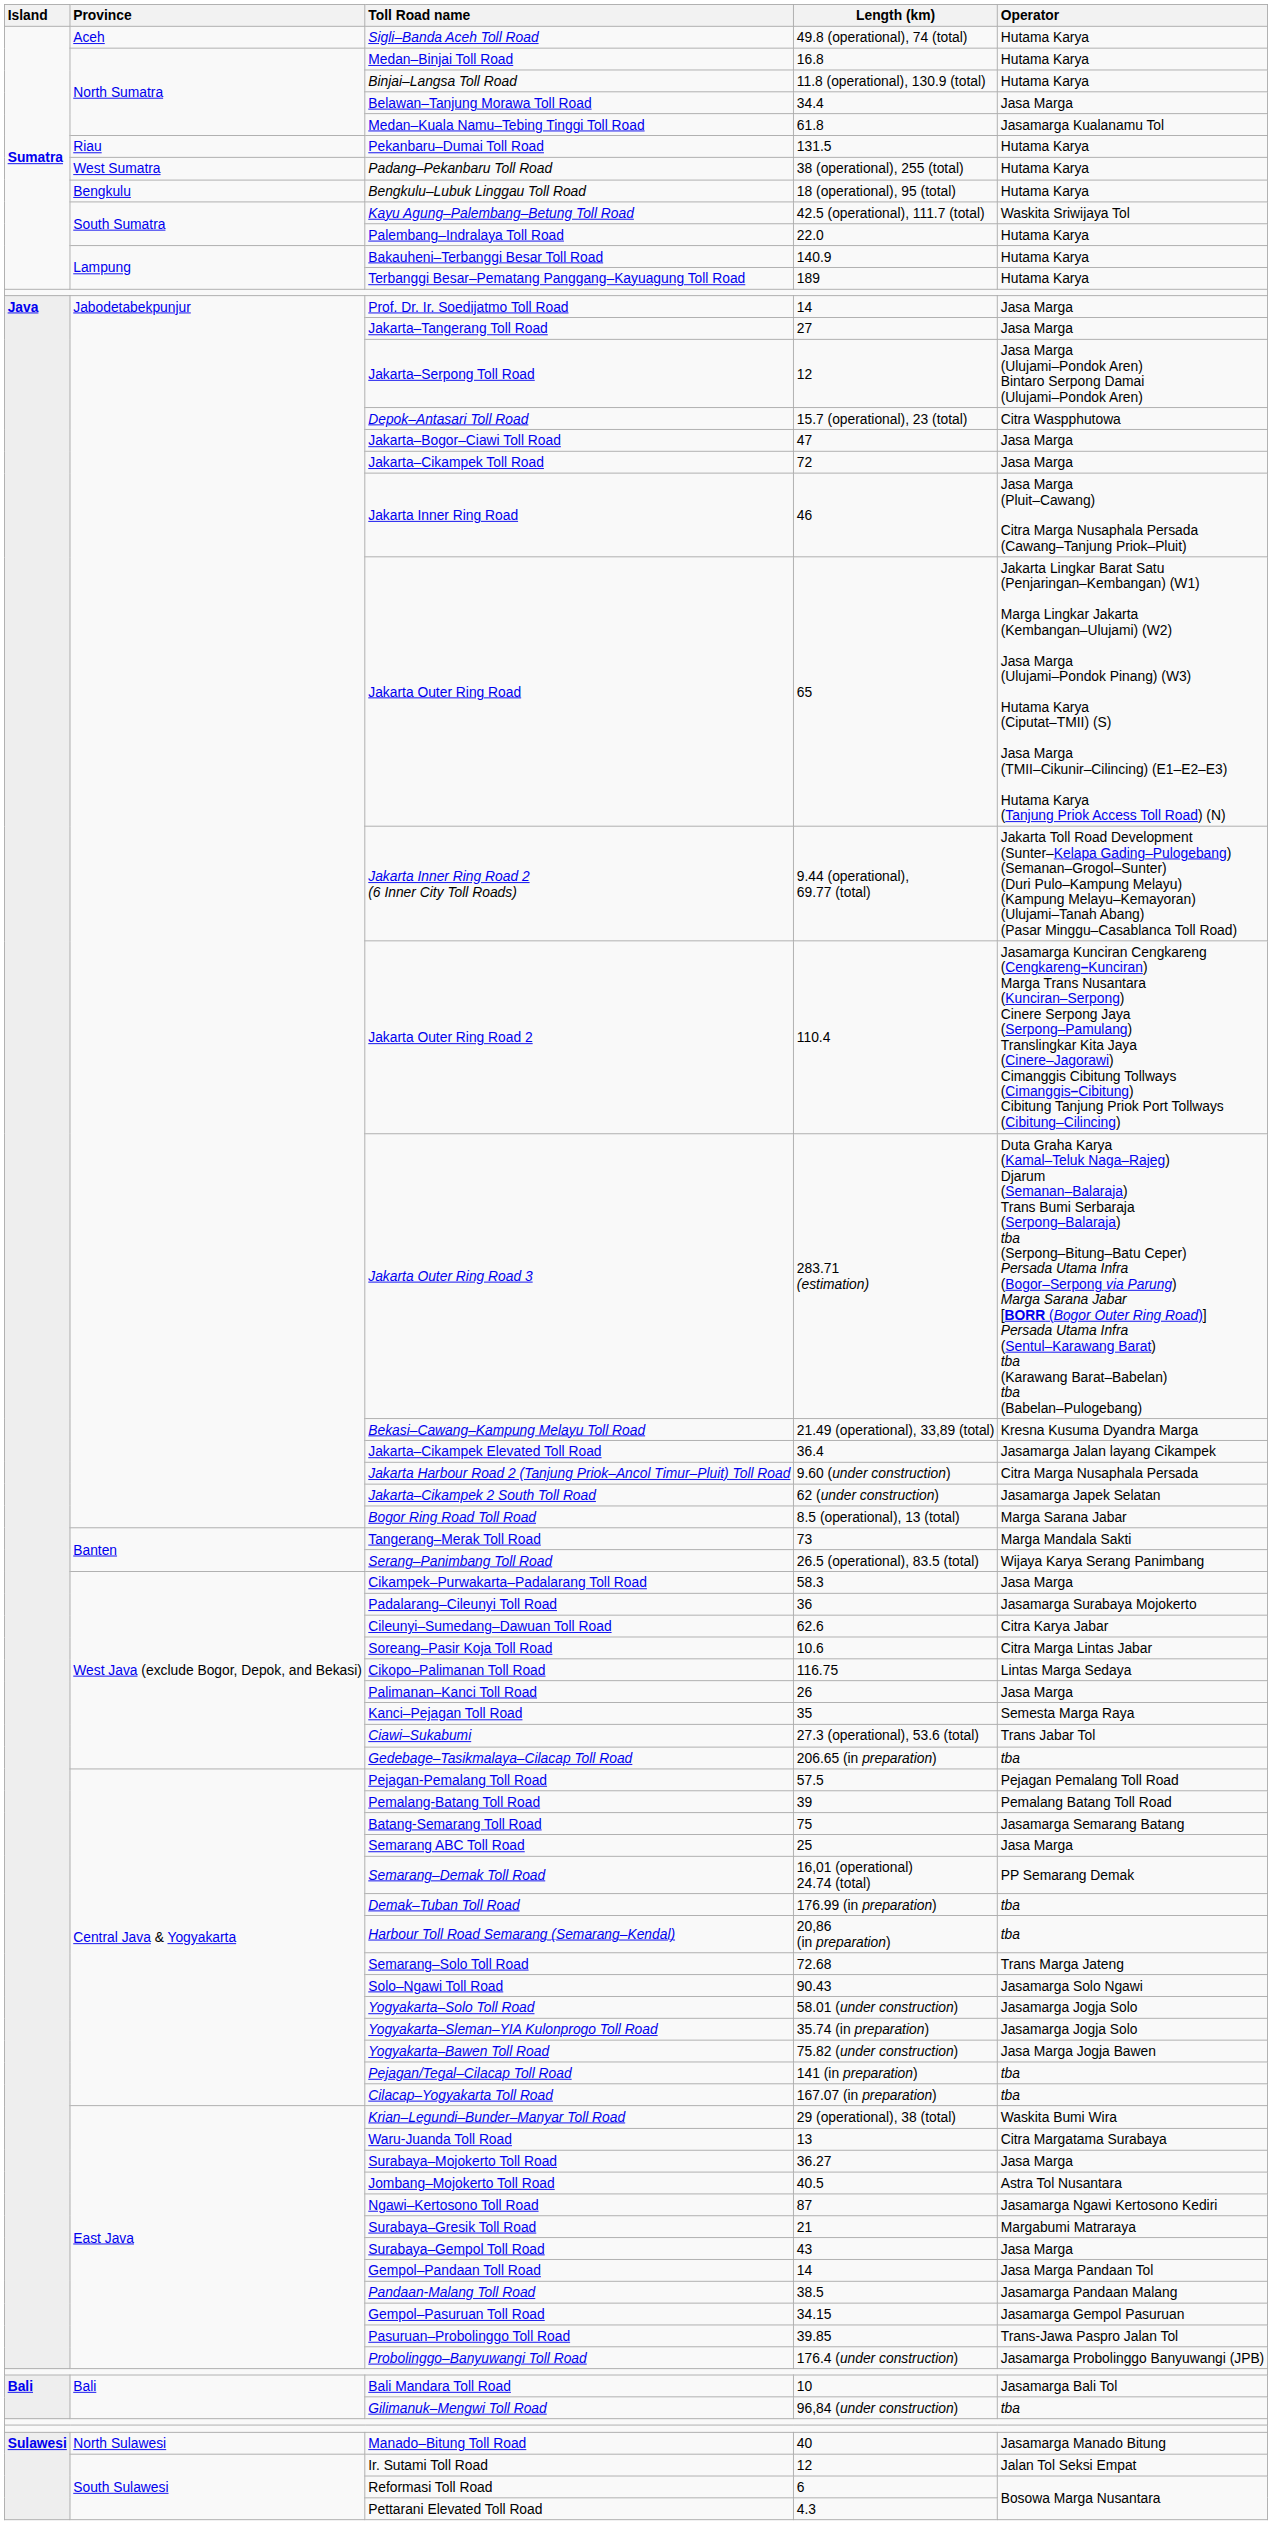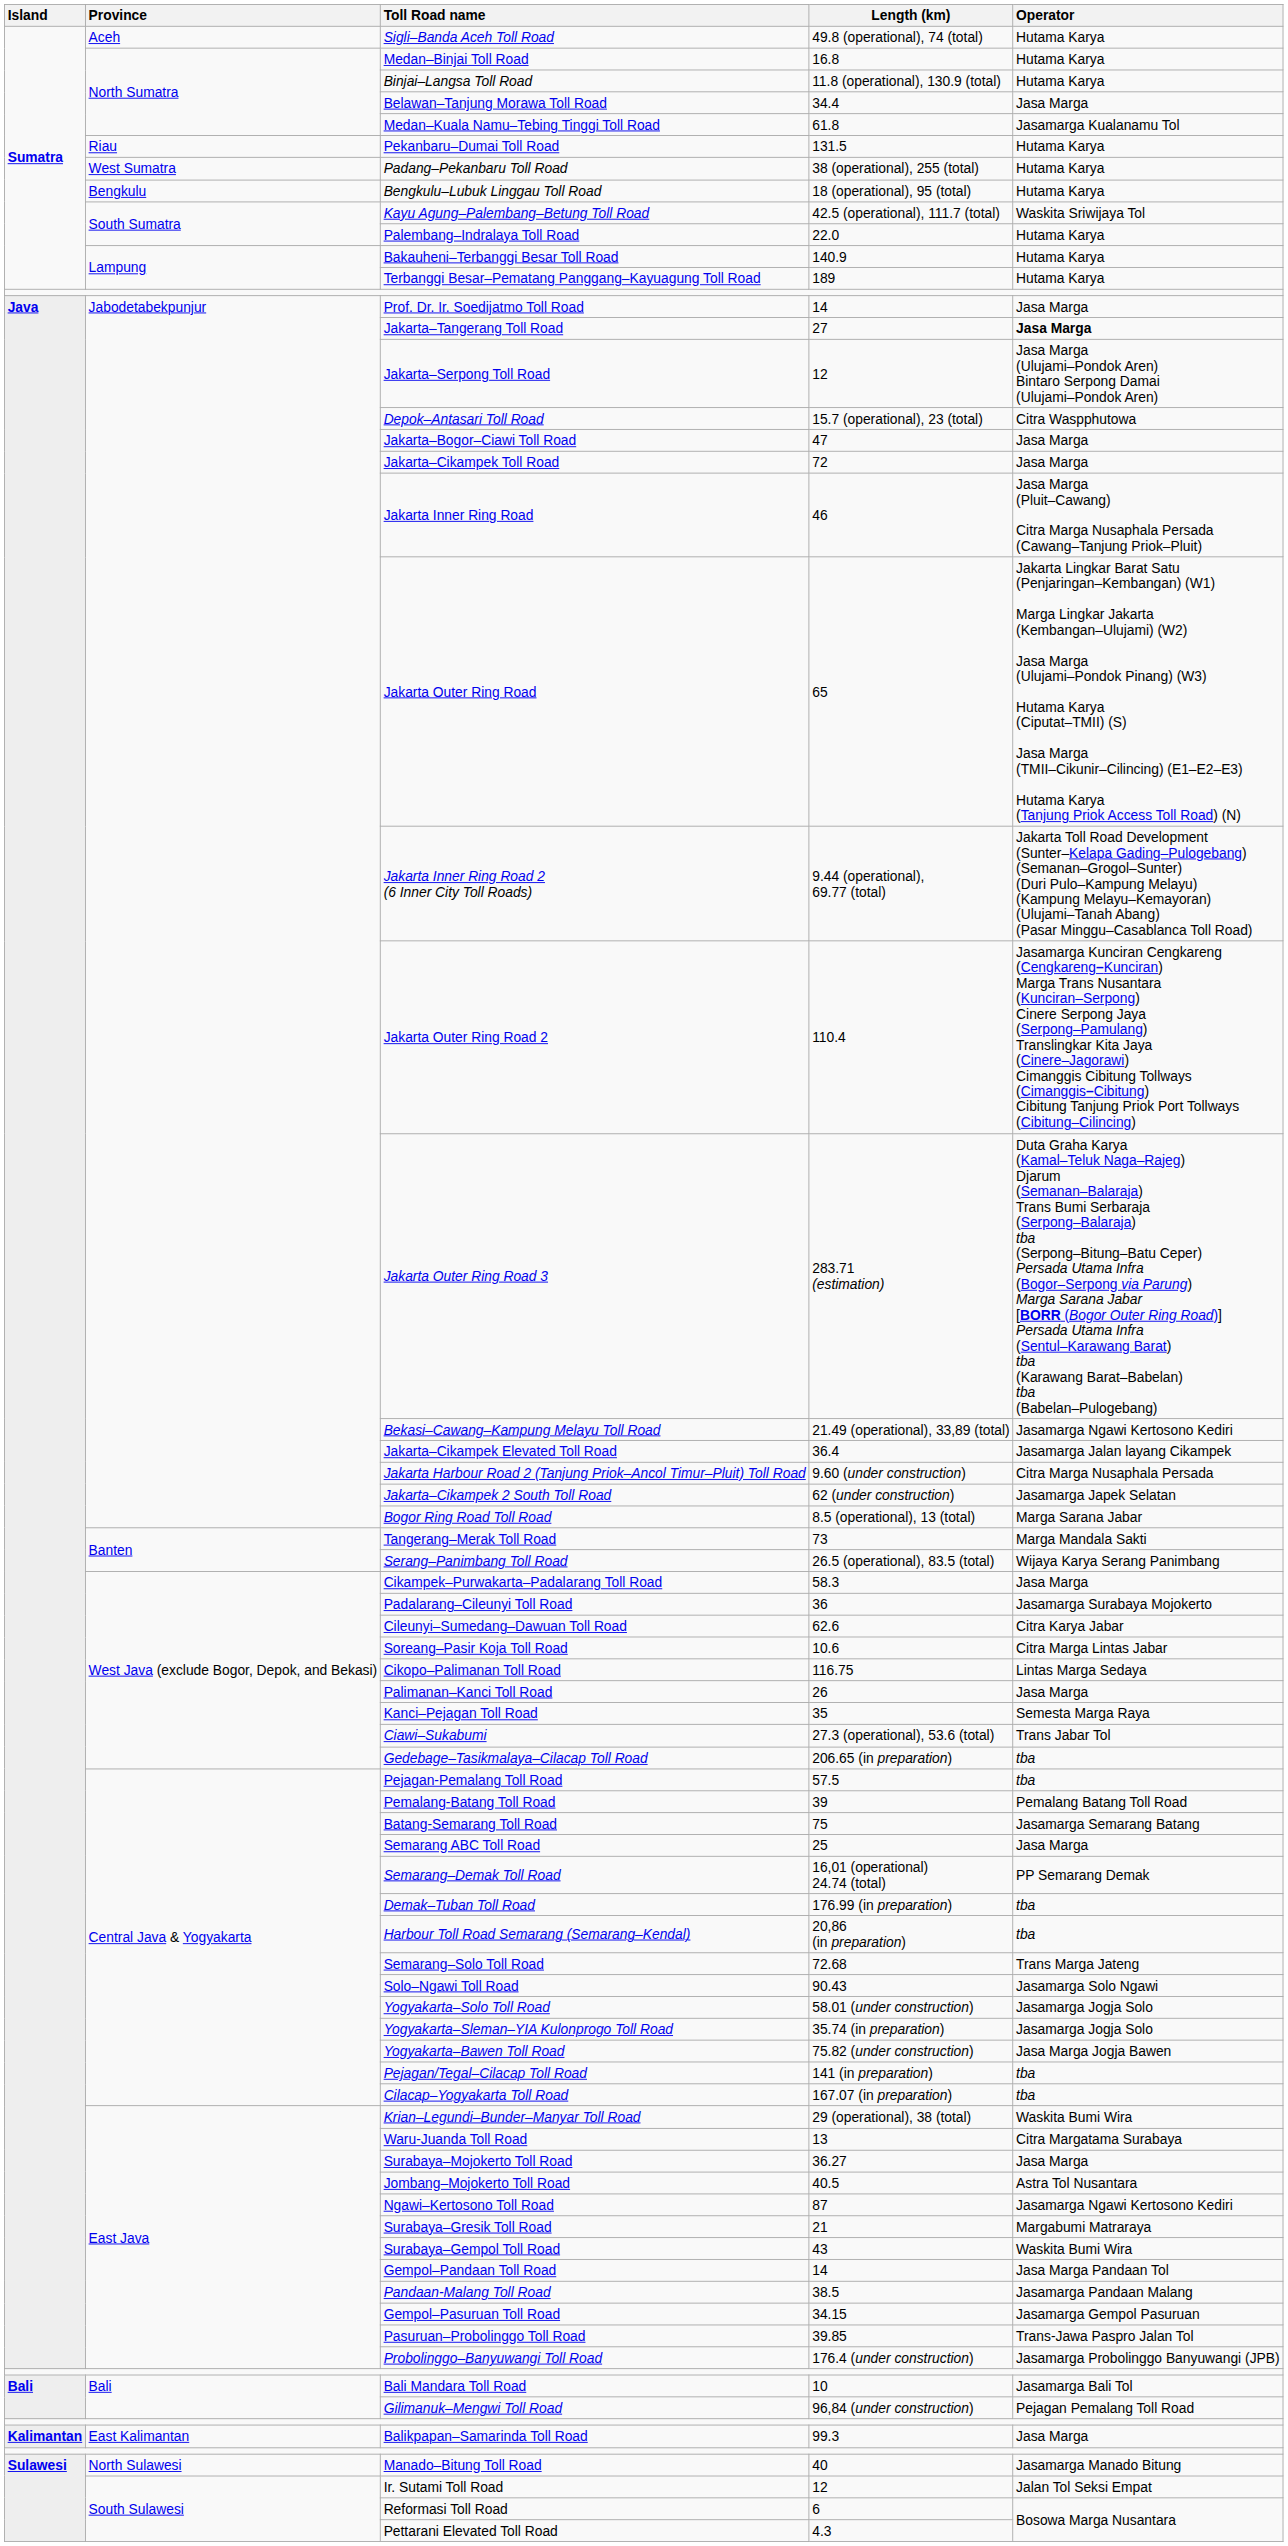(1037, 329) normal -> (1054, 329) bold
(1099, 1429) Kresna Kusuma Dyandra Marga -> (1124, 1429) Jasamarga Ngawi Kertosono Kediri
(1090, 1780) Pejagan Pemalang Toll Road -> (1026, 1780) tba
(1037, 2249) Jasa Marga -> (1074, 2249) Waskita Bumi Wira
(1010, 2408) tba -> (1105, 2408) Pejagan Pemalang Toll Road
+ row: (486, 2437)
